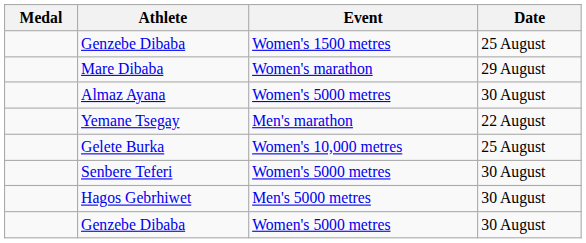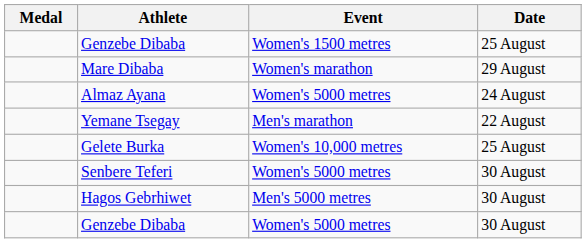(513, 95) 30 August -> (513, 95) 24 August
